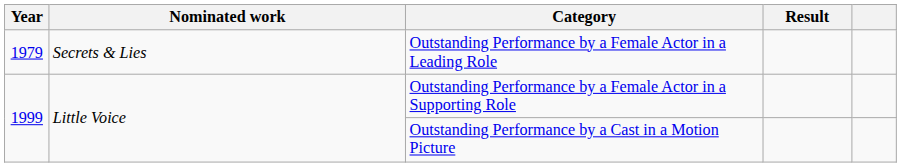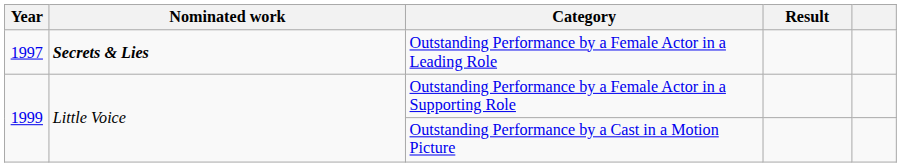(27, 52) 1979 -> (27, 52) 1997
(100, 52) normal -> (101, 52) bold
